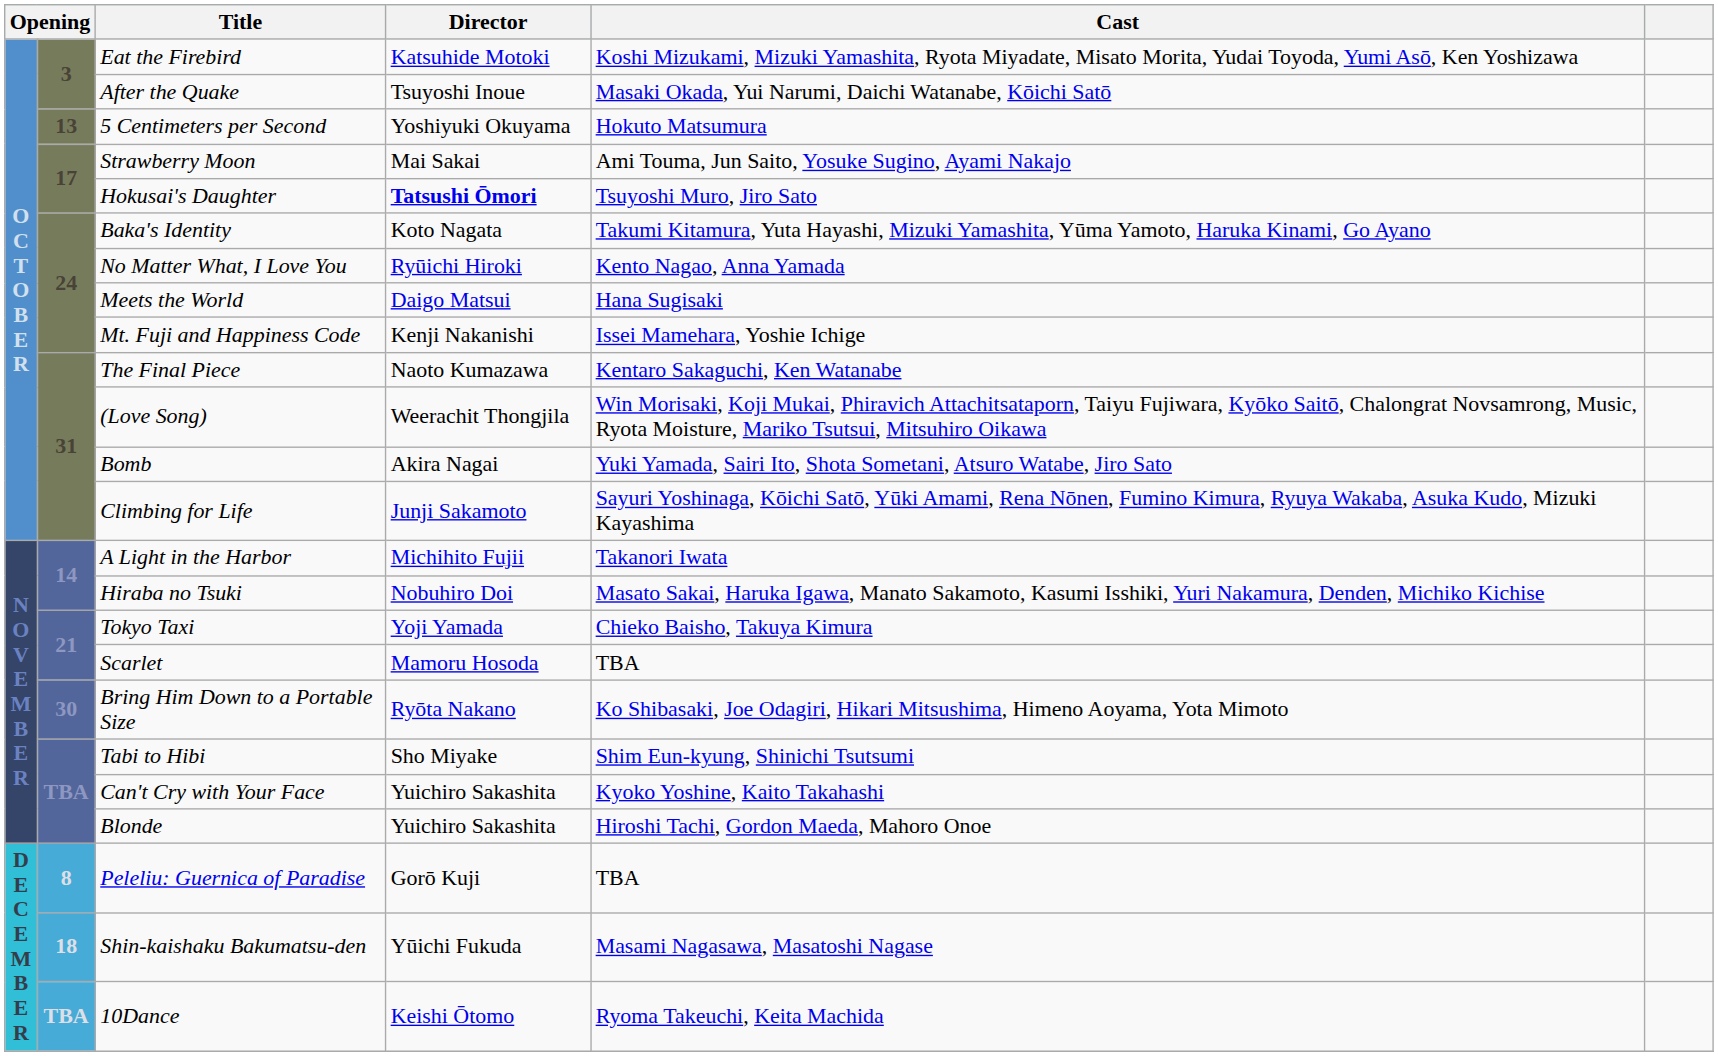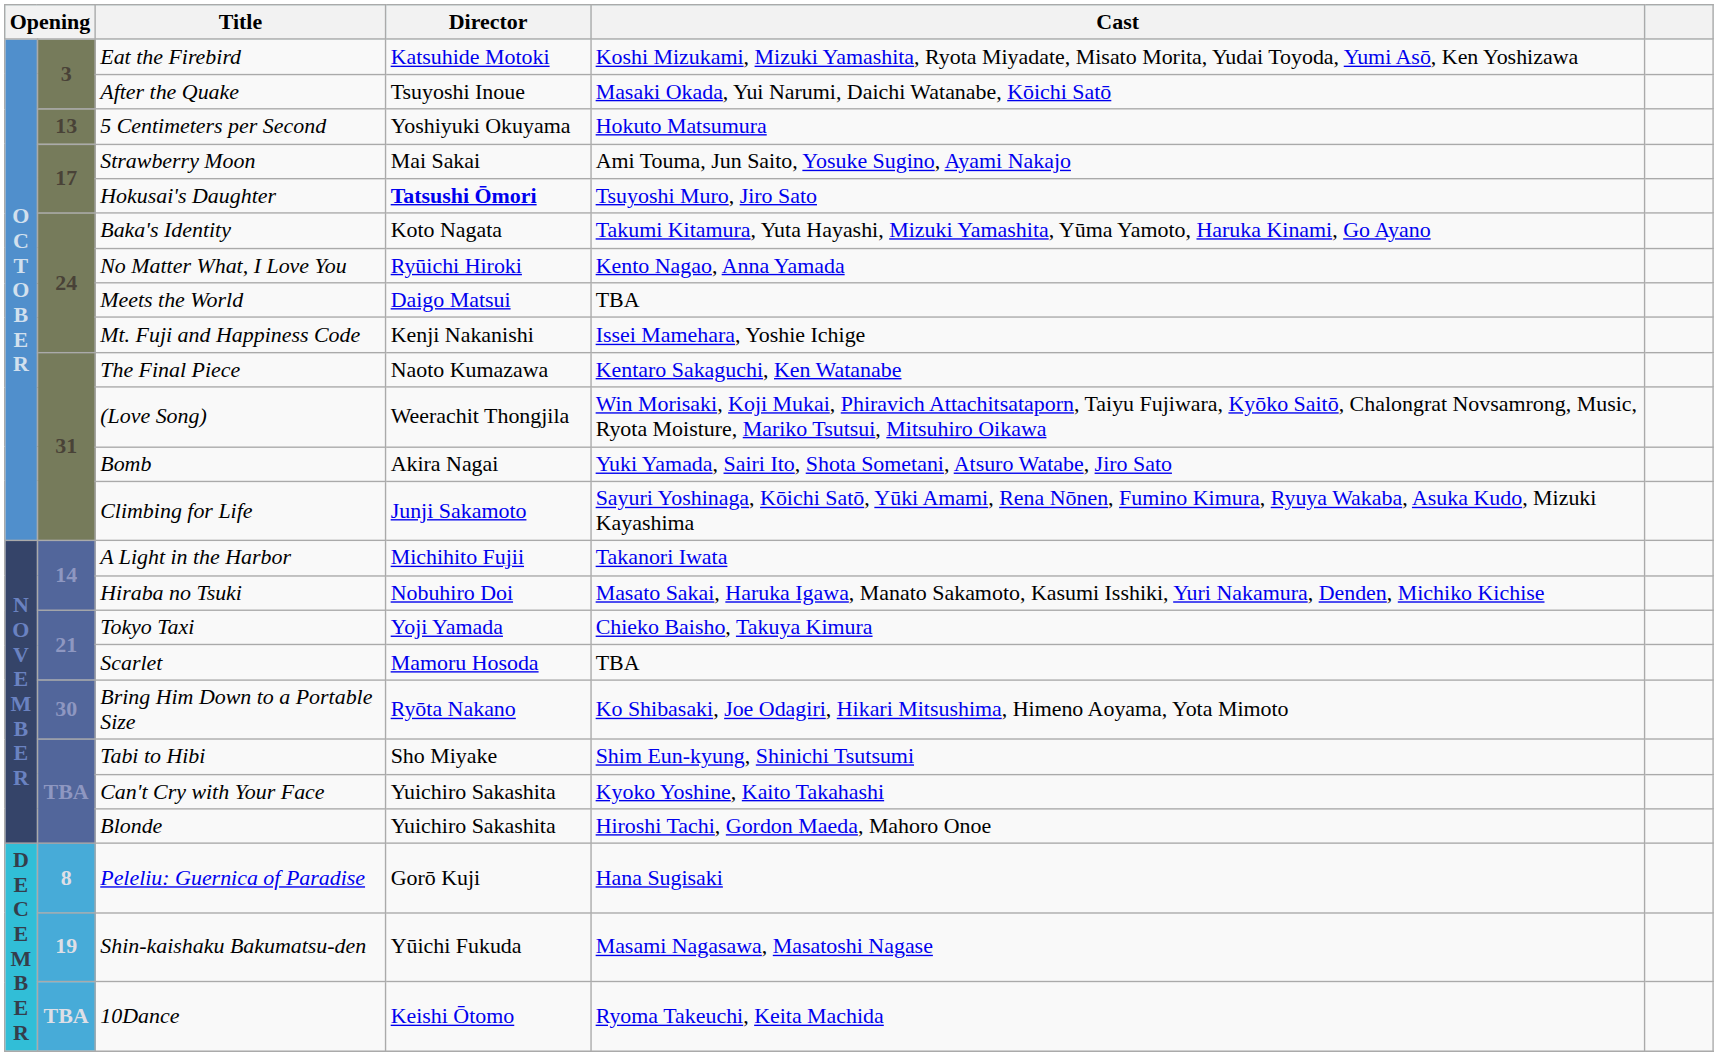(659, 299) Hana Sugisaki -> (618, 299) TBA
(618, 877) TBA -> (659, 877) Hana Sugisaki
(66, 946) 18 -> (66, 946) 19
